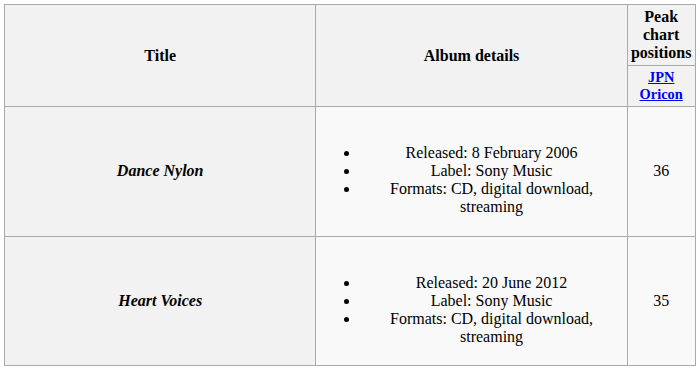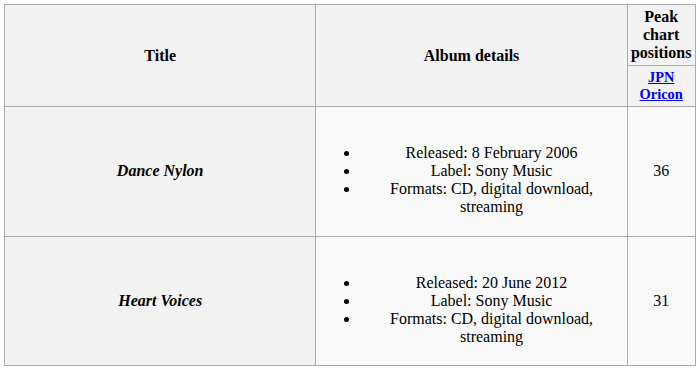(661, 300) 35 -> (661, 300) 31
